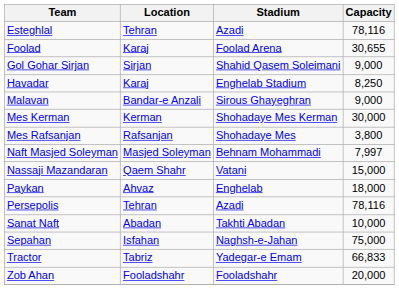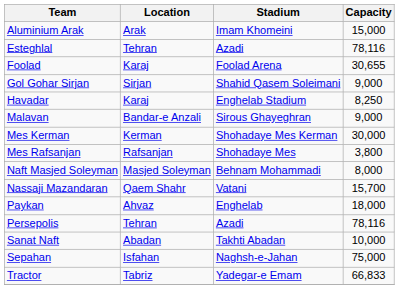+ row: (45, 30)
(369, 153) 7,997 -> (369, 170) 8,000
(369, 170) 15,000 -> (369, 188) 15,700
- row: (31, 275)
